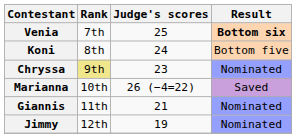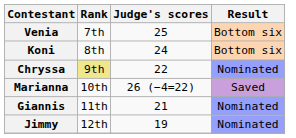(251, 32) bold -> (248, 32) normal
(251, 51) Bottom five -> (248, 51) Bottom six
(161, 69) 23 -> (161, 69) 22
